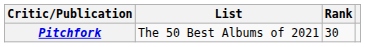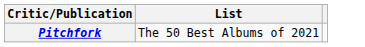- column: (339, 14)
